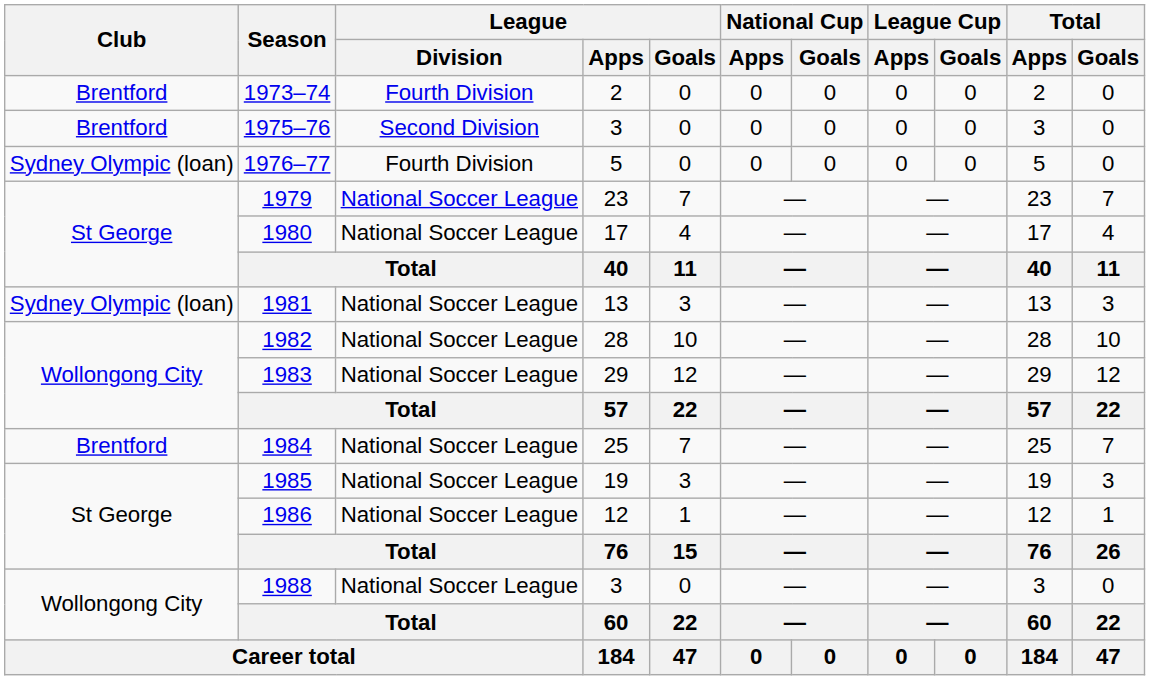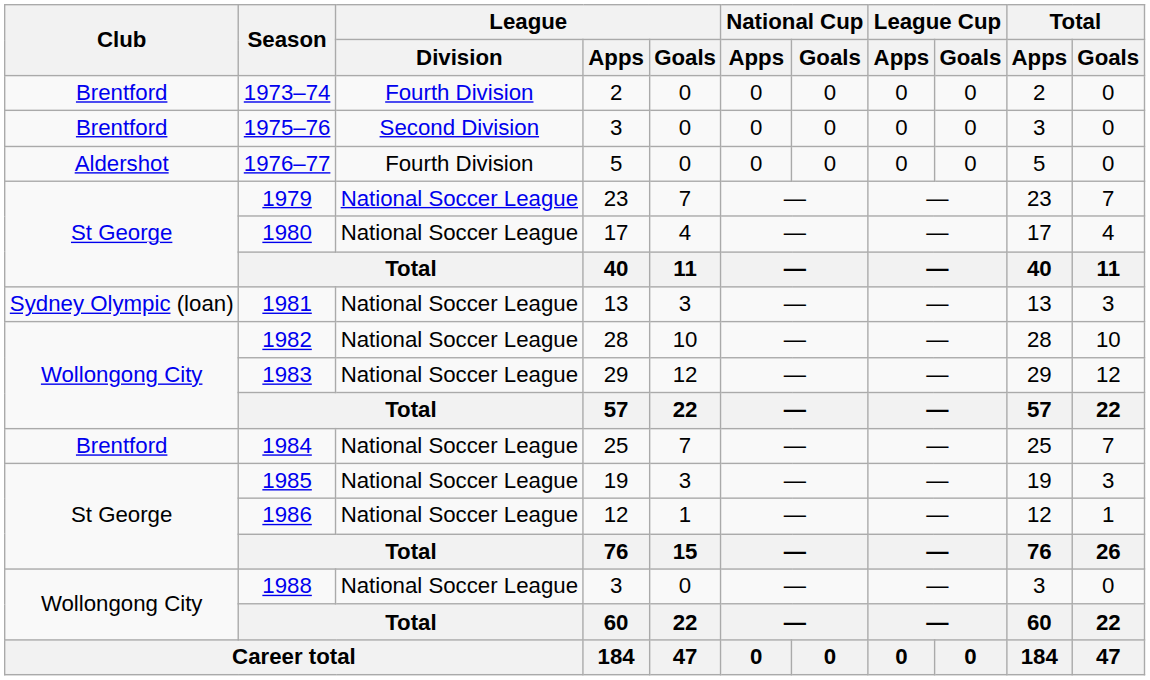(122, 163) Sydney Olympic (loan) -> (122, 163) Aldershot
